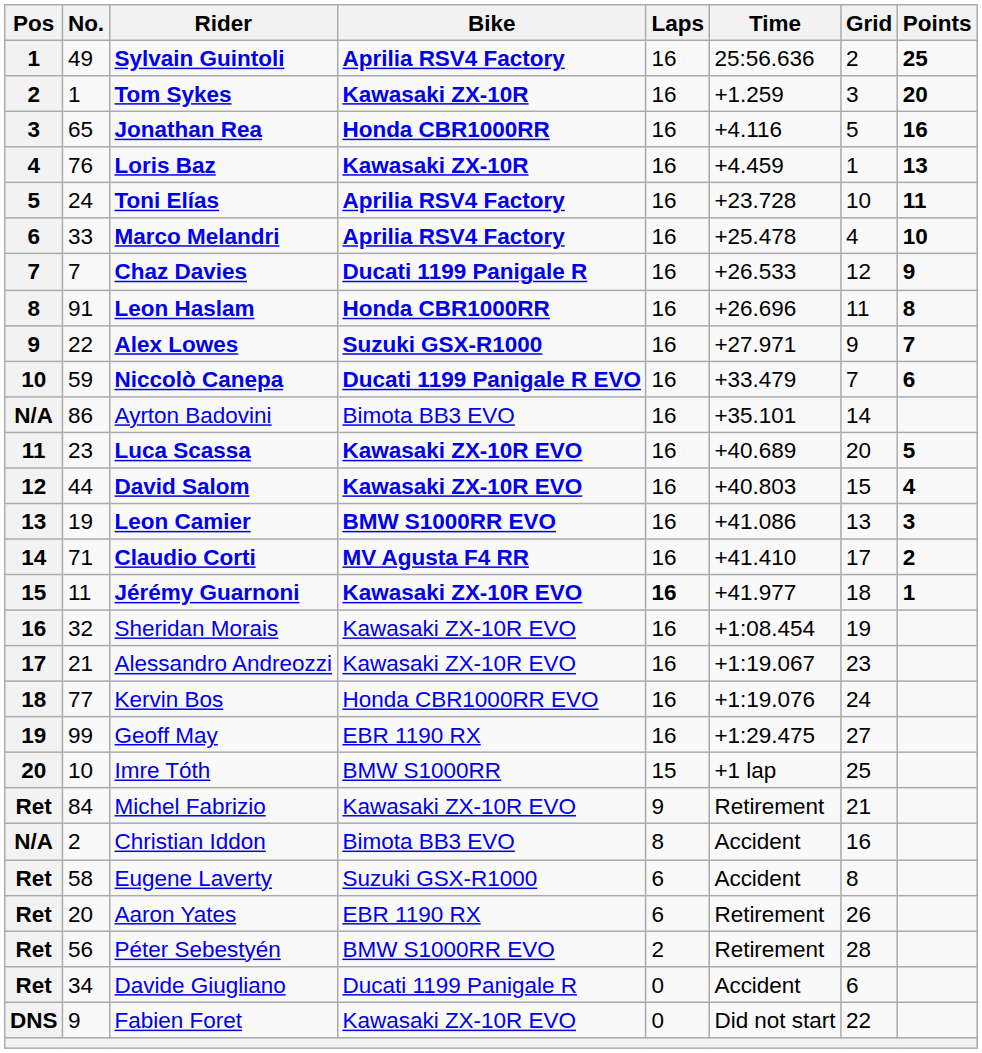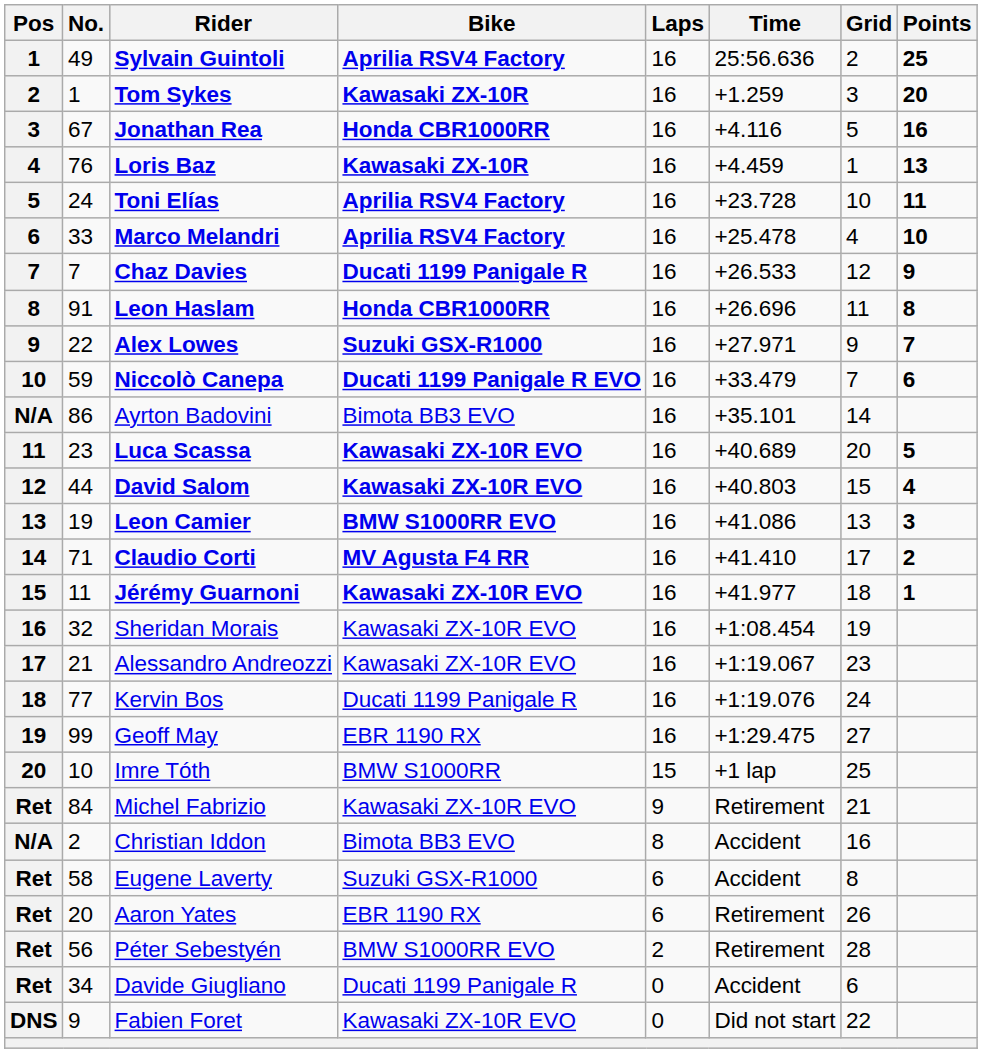(80, 130) 65 -> (80, 130) 67
(664, 593) bold -> (664, 593) normal
(471, 699) Honda CBR1000RR EVO -> (460, 699) Ducati 1199 Panigale R
